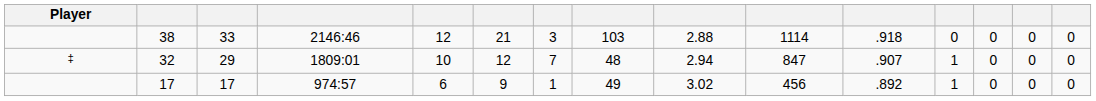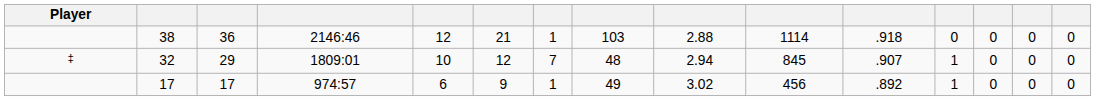(227, 37) 33 -> (227, 37) 36
(553, 37) 3 -> (553, 37) 1
(794, 60) 847 -> (794, 60) 845
